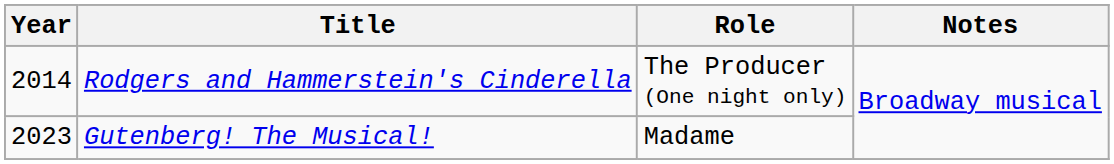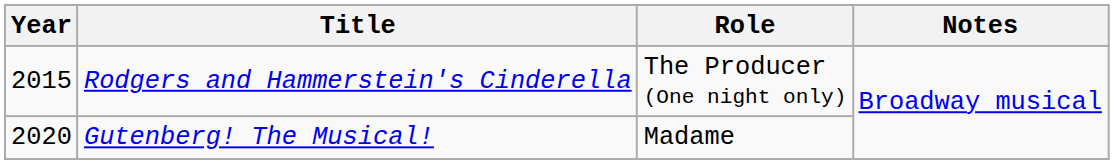(41, 82) 2014 -> (41, 82) 2015
(41, 138) 2023 -> (41, 138) 2020
